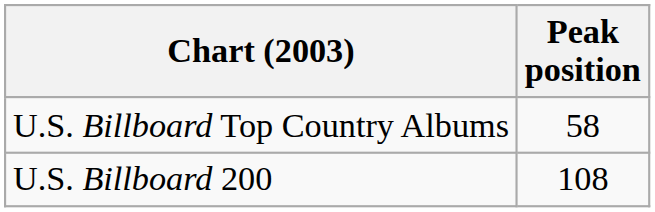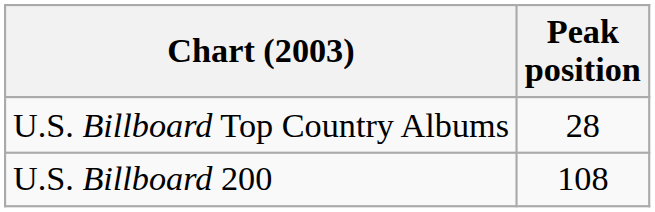(583, 124) 58 -> (583, 124) 28
